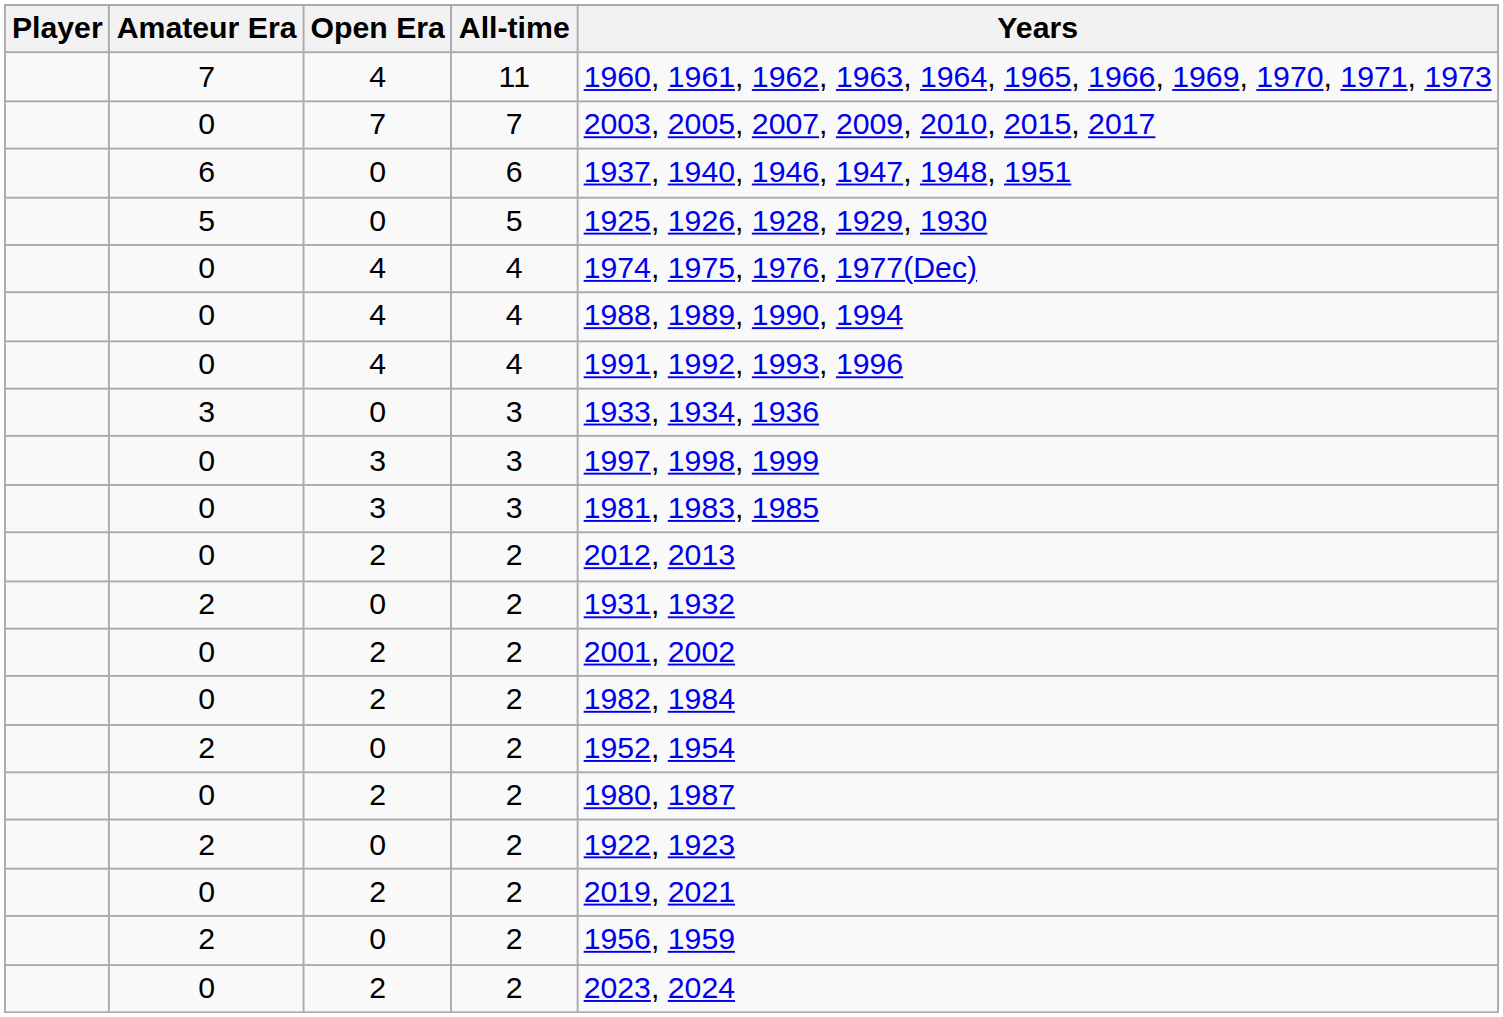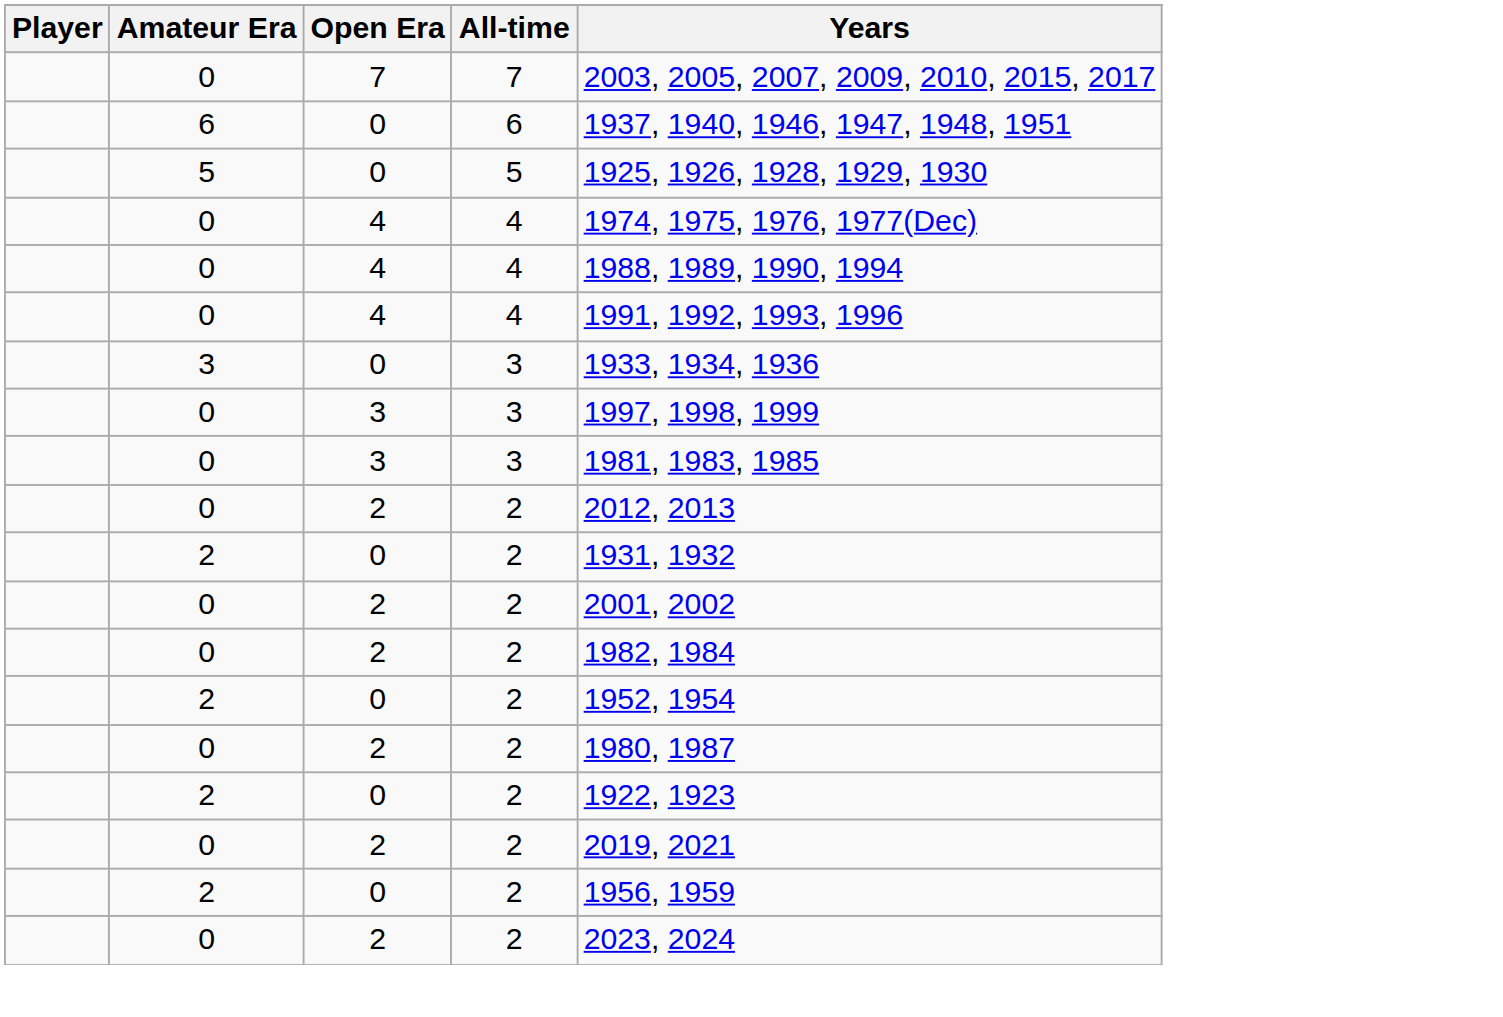- row: (207, 76)
